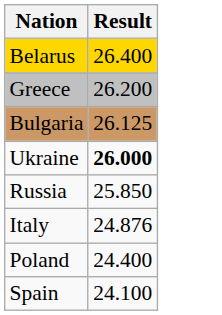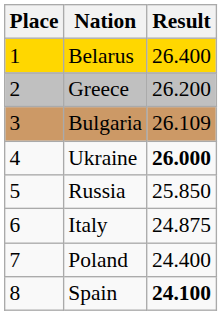+ column: (34, 21)
(123, 123) 26.125 -> (181, 123) 26.109
(123, 225) 24.876 -> (181, 225) 24.875
(123, 293) normal -> (181, 293) bold
